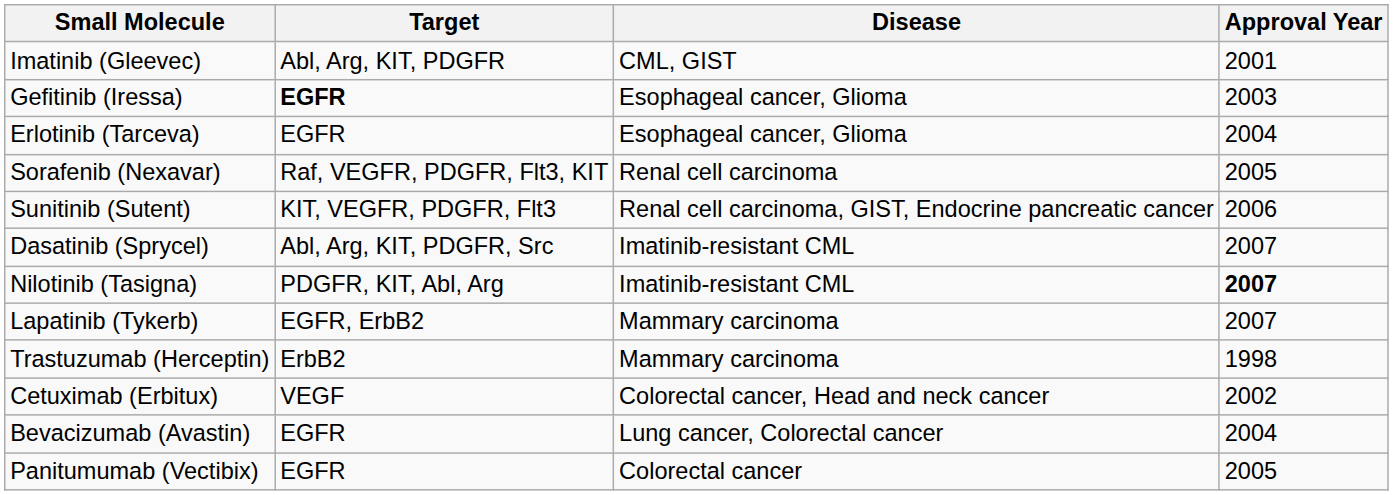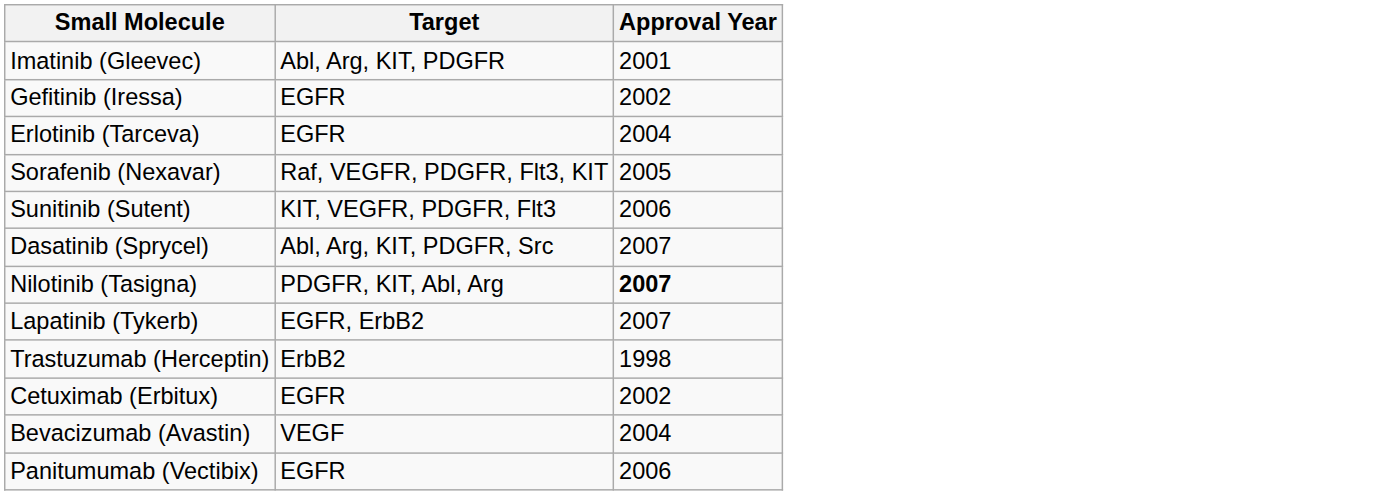- column: (917, 23)
(313, 97) bold -> (313, 97) normal
(1251, 97) 2003 -> (645, 97) 2002
(312, 396) VEGF -> (313, 396) EGFR
(313, 433) EGFR -> (312, 433) VEGF
(1251, 470) 2005 -> (645, 470) 2006
